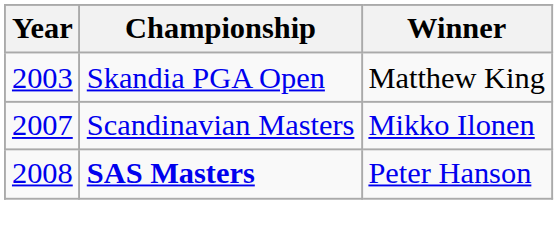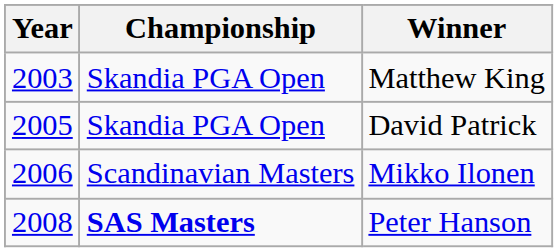+ row: (452, 125)
(42, 125) 2007 -> (42, 173) 2006
